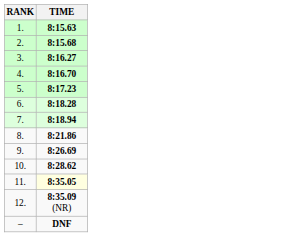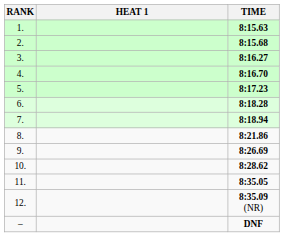+ column: (132, 12)
(62, 182) lightyellow background -> (253, 182) no background
